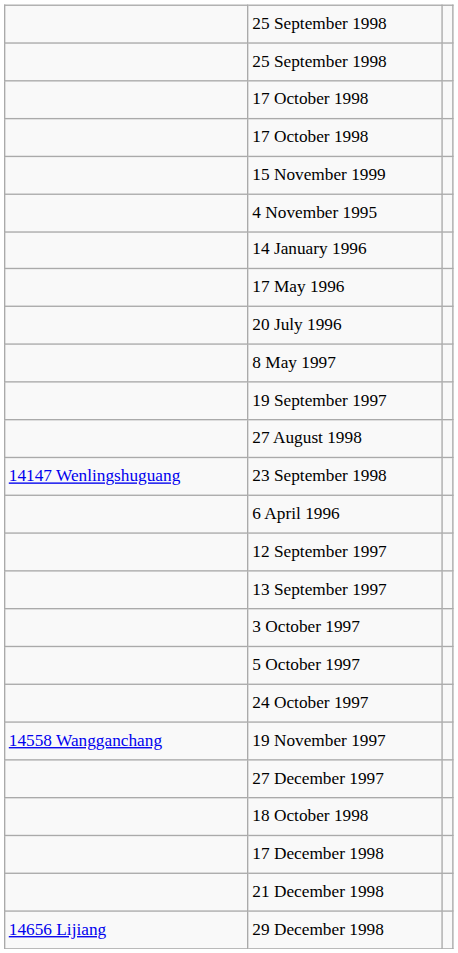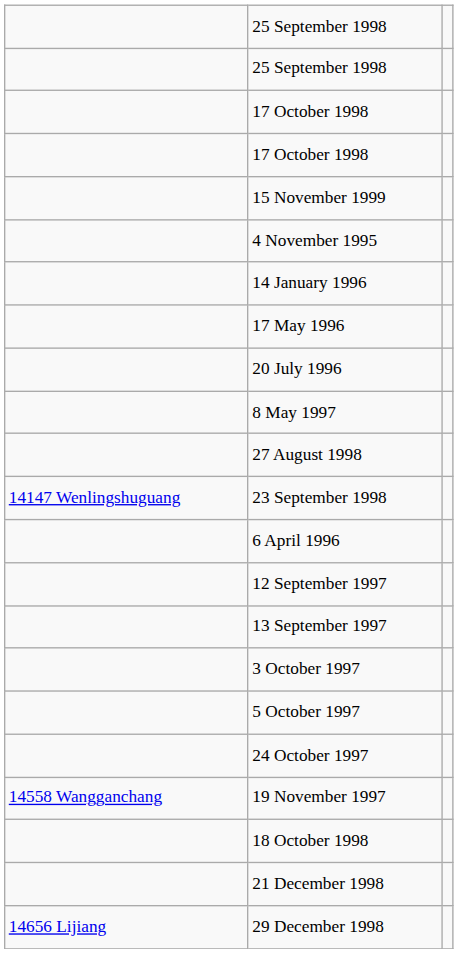- row: (126, 401)
- row: (126, 779)
- row: (126, 854)
